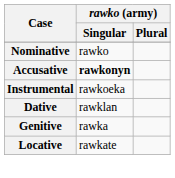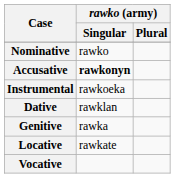+ row: (40, 164)
